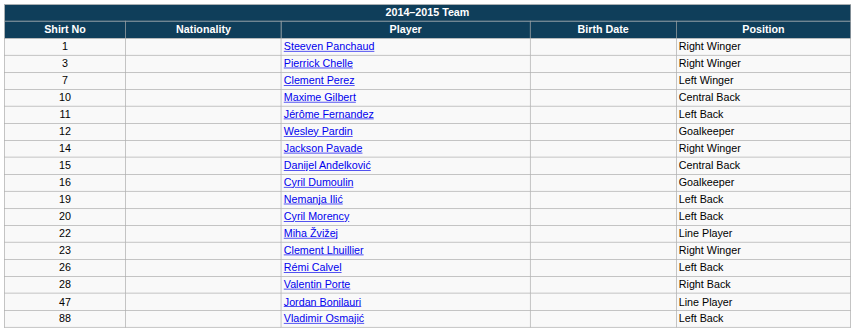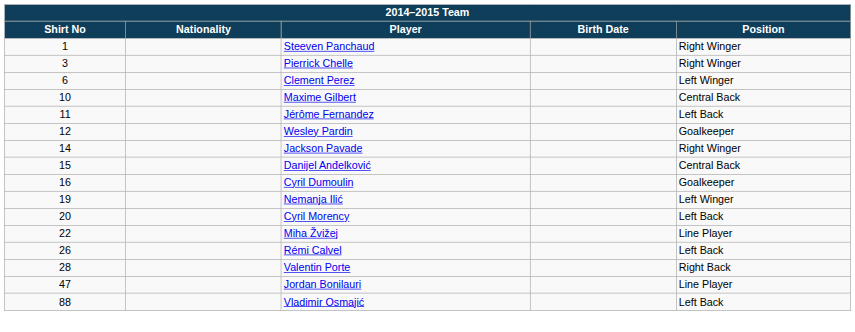(65, 81) 7 -> (65, 81) 6
(701, 200) Left Back -> (706, 200) Left Winger
- row: (324, 251)
